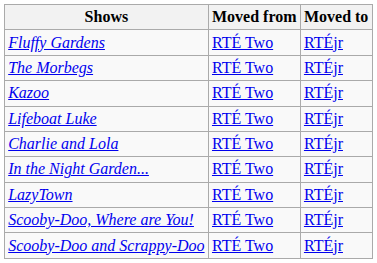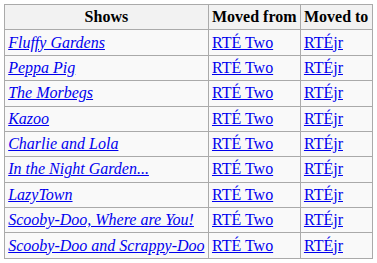+ row: (42, 67)
- row: (52, 118)
